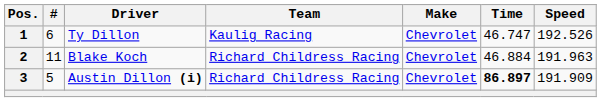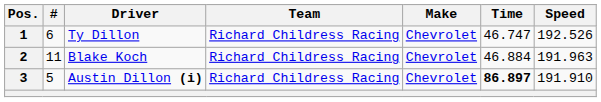(261, 37) Kaulig Racing -> (304, 37) Richard Childress Racing
(565, 80) 191.909 -> (565, 80) 191.910
